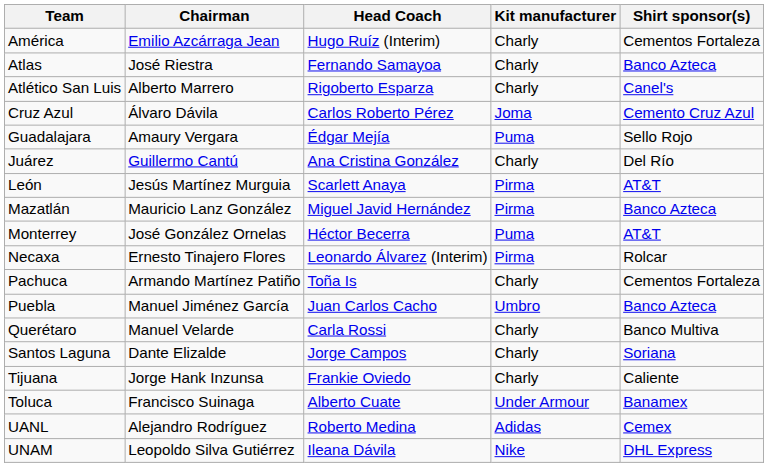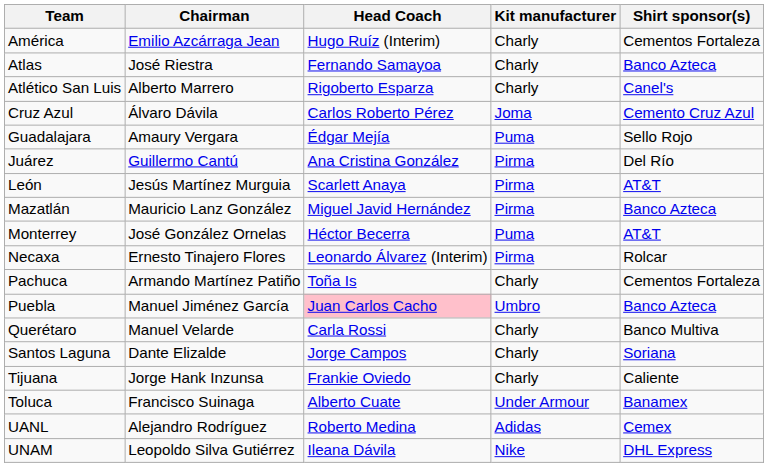(516, 161) Charly -> (514, 161) Pirma
(372, 305) no background -> (372, 305) pink background
